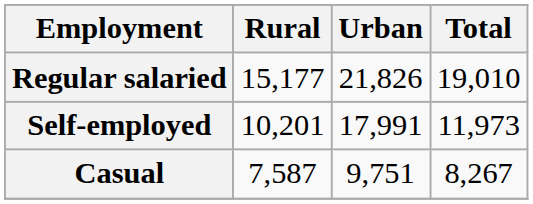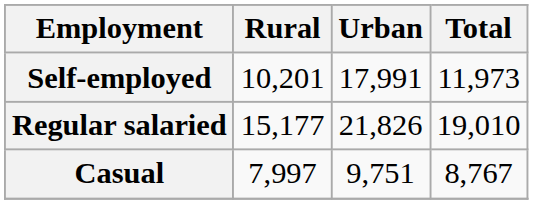rows swapped: (119, 125) <-> (119, 76)
(283, 173) 7,587 -> (283, 173) 7,997
(479, 173) 8,267 -> (479, 173) 8,767
